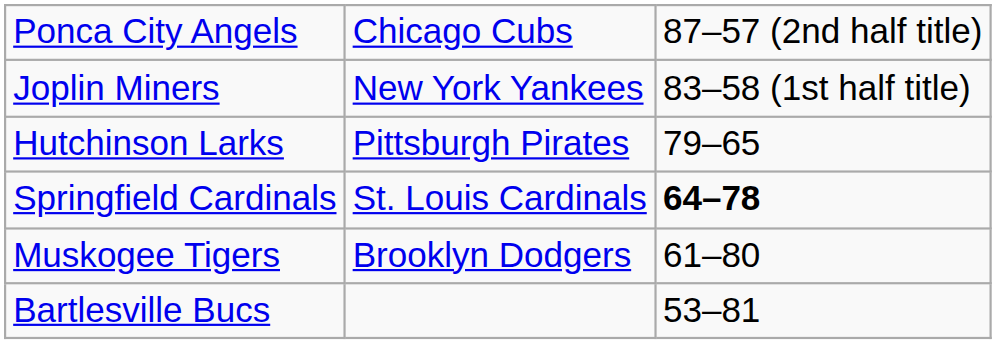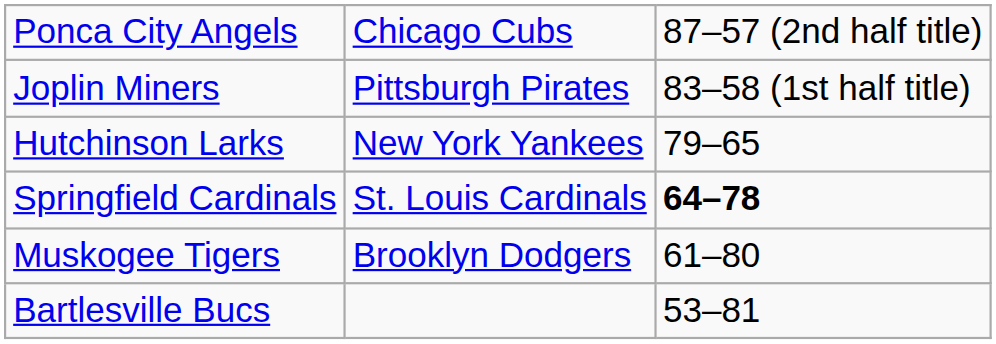(498, 87) New York Yankees -> (491, 87) Pittsburgh Pirates
(491, 143) Pittsburgh Pirates -> (498, 143) New York Yankees
